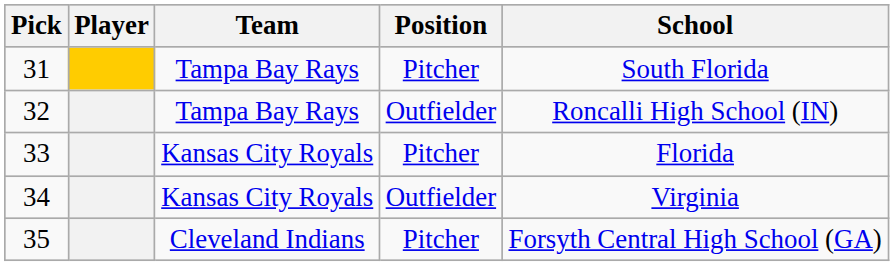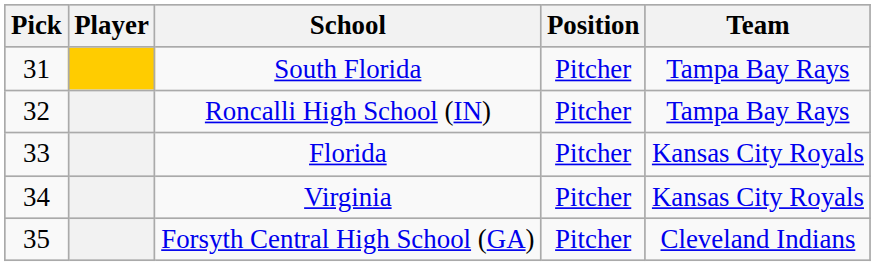columns swapped: (267, 25) <-> (695, 25)
(441, 111) Outfielder -> (593, 111) Pitcher
(441, 196) Outfielder -> (593, 196) Pitcher
